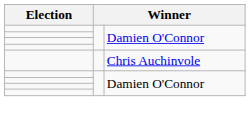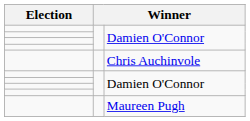+ row: (49, 106)
